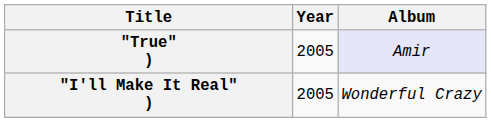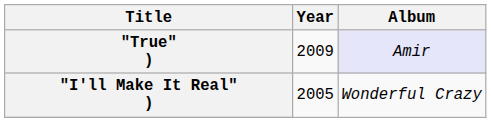(315, 52) 2005 -> (315, 52) 2009
